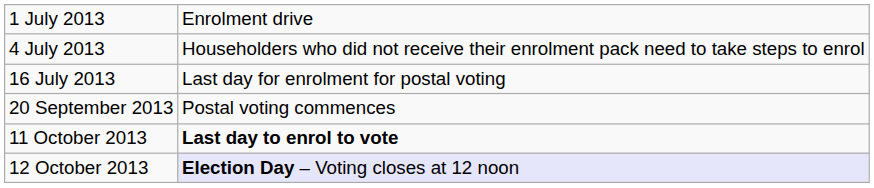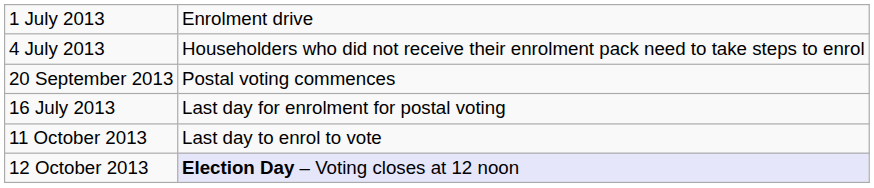rows swapped: (62, 78) <-> (91, 108)
(290, 138) bold -> (282, 138) normal
